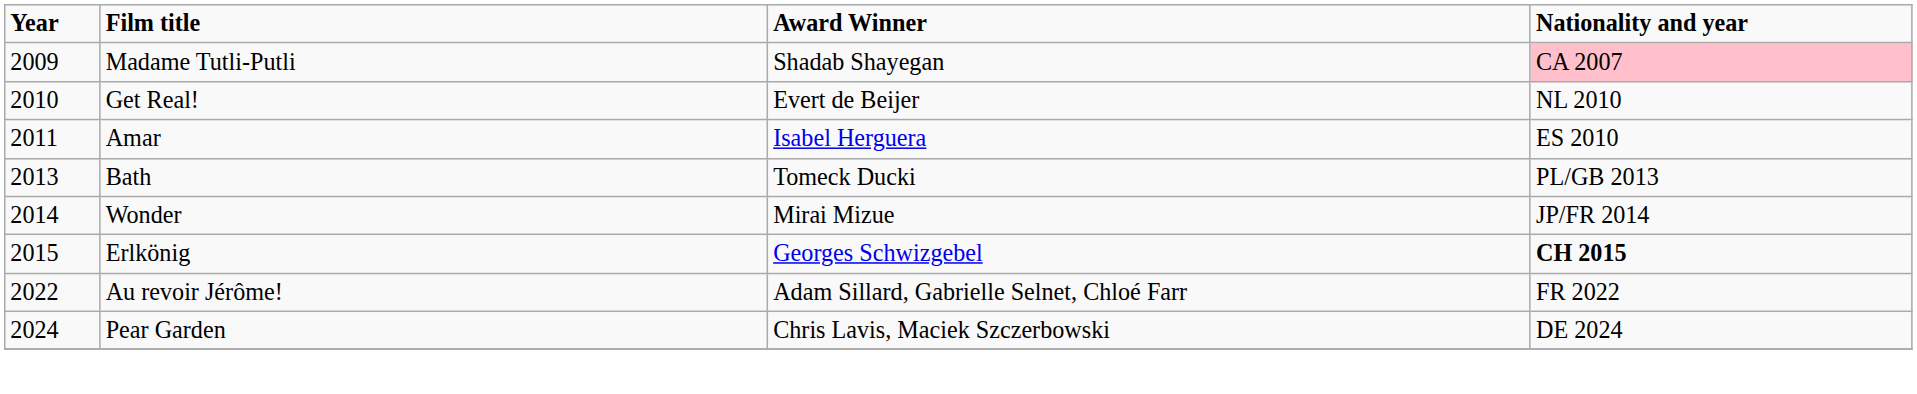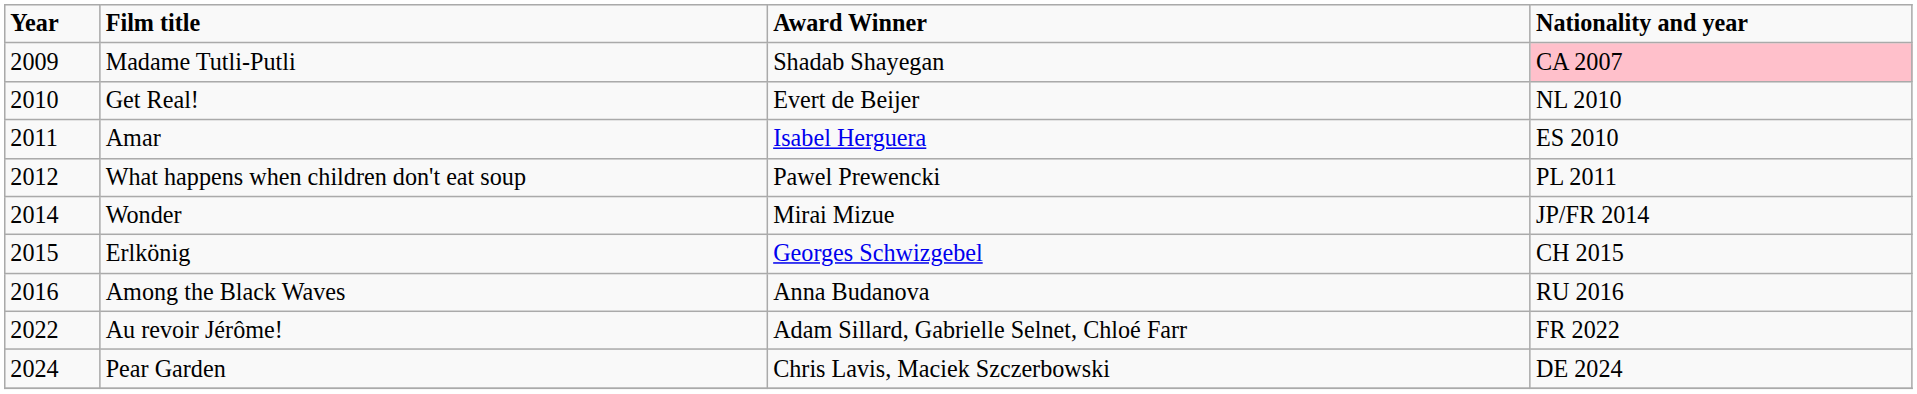+ row: (316, 176)
- row: (128, 176)
(1581, 253) bold -> (1580, 253) normal
+ row: (226, 291)
